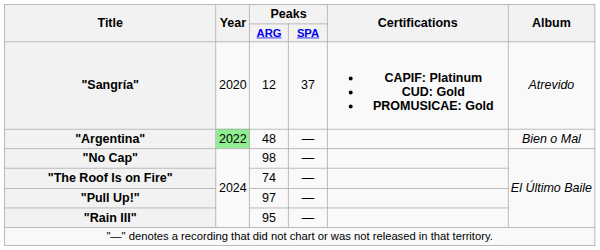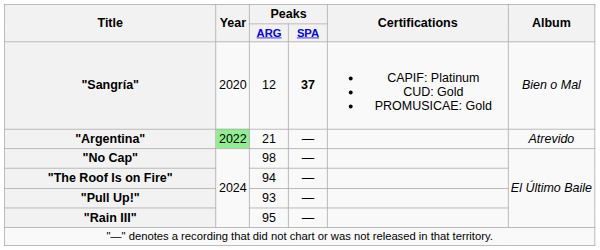(308, 85) normal -> (308, 85) bold
(418, 92) bold -> (418, 92) normal
(551, 85) Atrevido -> (551, 85) Bien o Mal
(269, 138) 48 -> (269, 138) 21
(551, 138) Bien o Mal -> (551, 138) Atrevido
(269, 178) 74 -> (269, 178) 94
(269, 198) 97 -> (269, 198) 93
